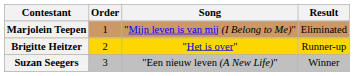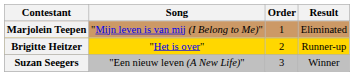columns swapped: (105, 12) <-> (210, 12)
